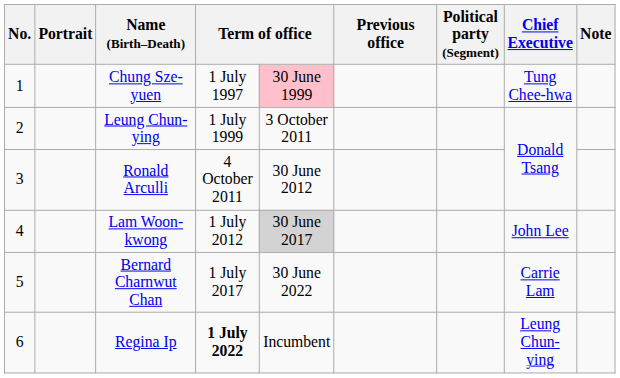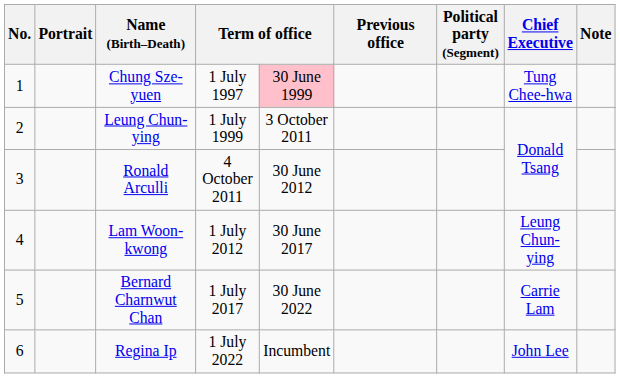(297, 231) lightgrey background -> (297, 239) no background
(540, 231) John Lee -> (540, 239) Leung Chun-ying
(227, 342) bold -> (227, 351) normal
(540, 342) Leung Chun-ying -> (540, 351) John Lee
